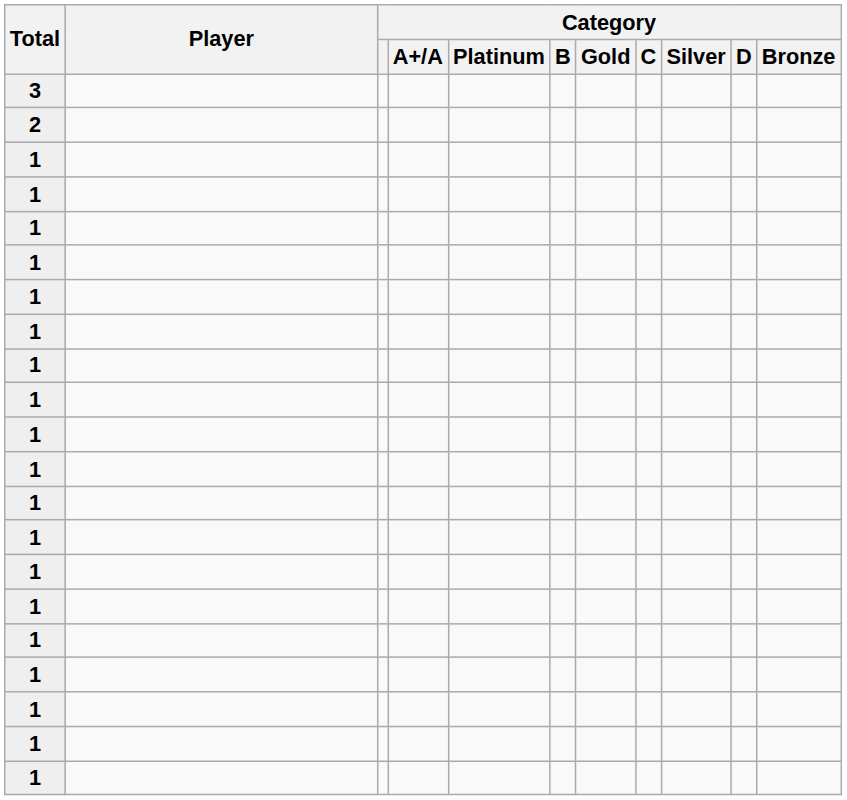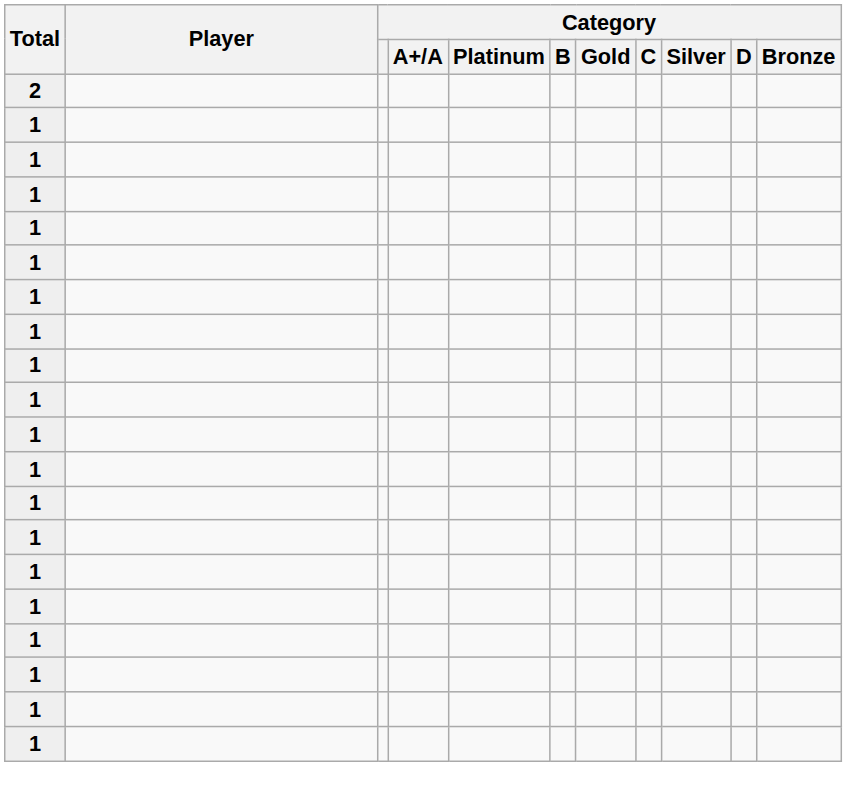- row: (35, 91)
